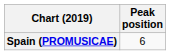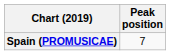(142, 41) 6 -> (142, 41) 7
